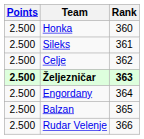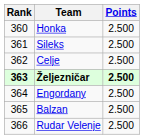columns swapped: (124, 12) <-> (22, 12)
